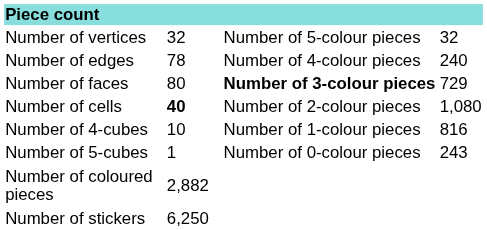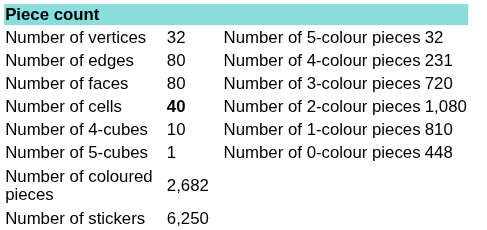(176, 60) 78 -> (176, 60) 80
(454, 60) 240 -> (439, 60) 231
(330, 83) bold -> (322, 83) normal
(454, 83) 729 -> (439, 83) 720
(454, 130) 816 -> (439, 130) 810
(454, 153) 243 -> (439, 153) 448
(188, 185) 2,882 -> (188, 185) 2,682
